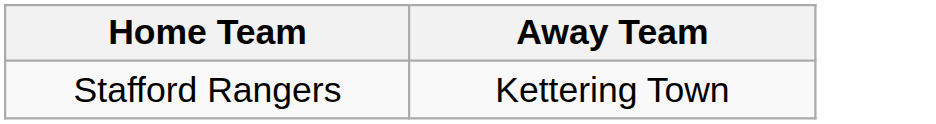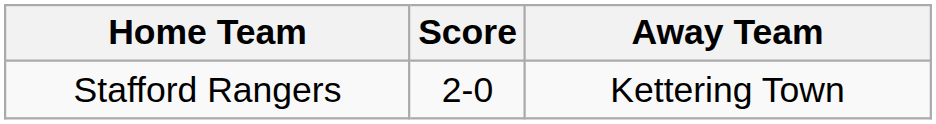+ column: (468, 32)
